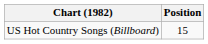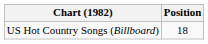(183, 30) 15 -> (183, 30) 18
